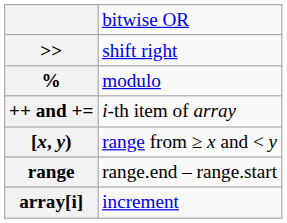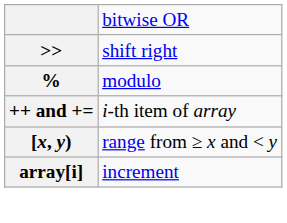- row: (51, 171)
